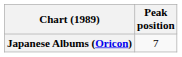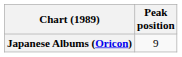(156, 43) 7 -> (156, 43) 9
